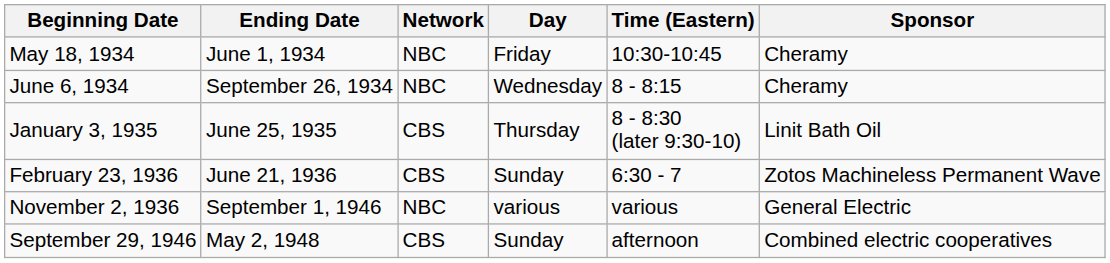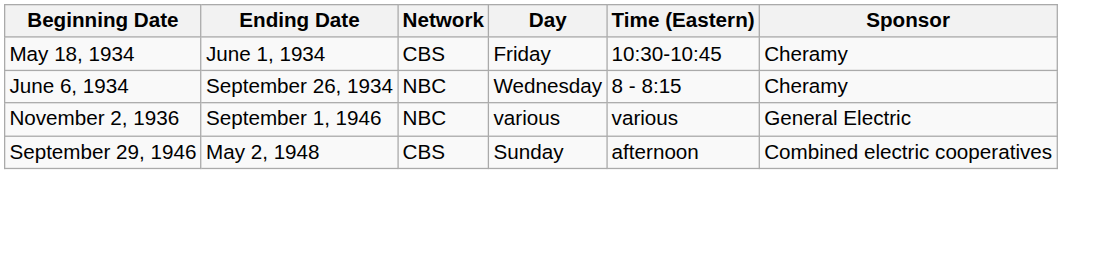(424, 53) NBC -> (424, 53) CBS
- row: (83, 130)
- row: (94, 175)
